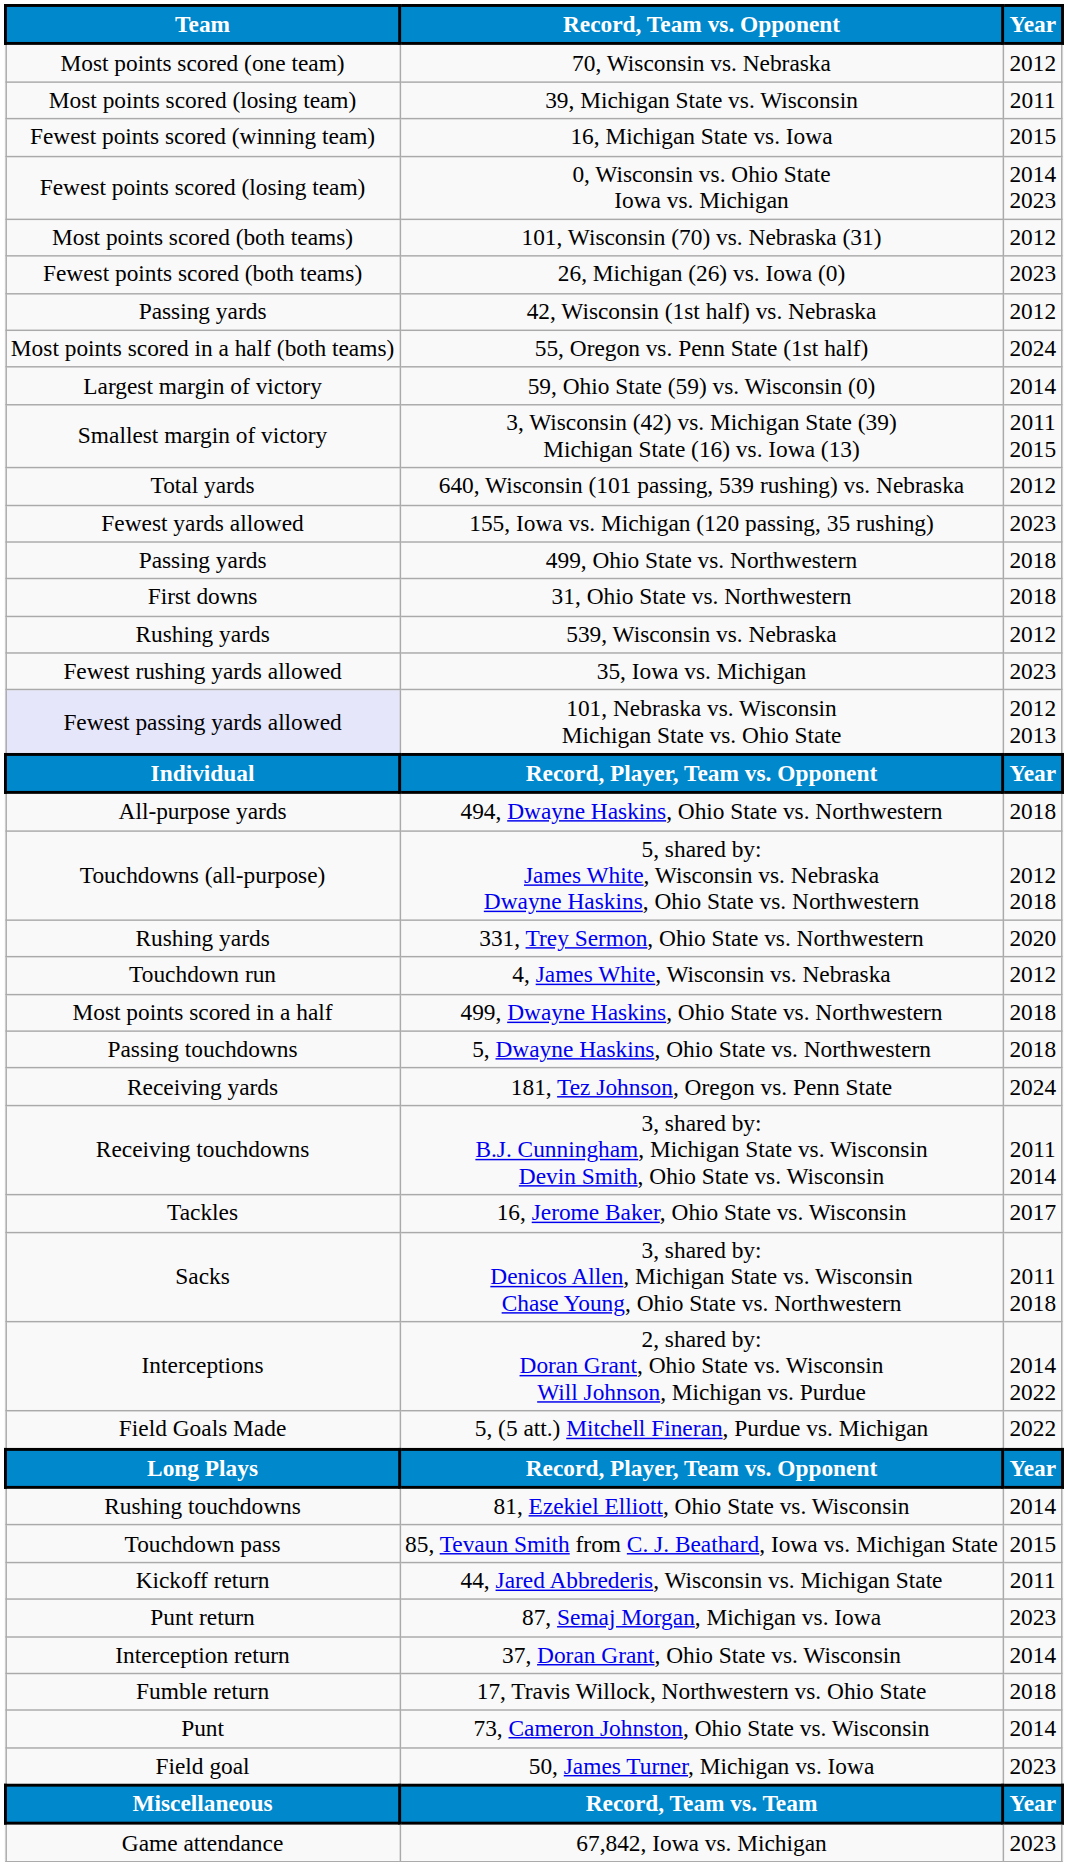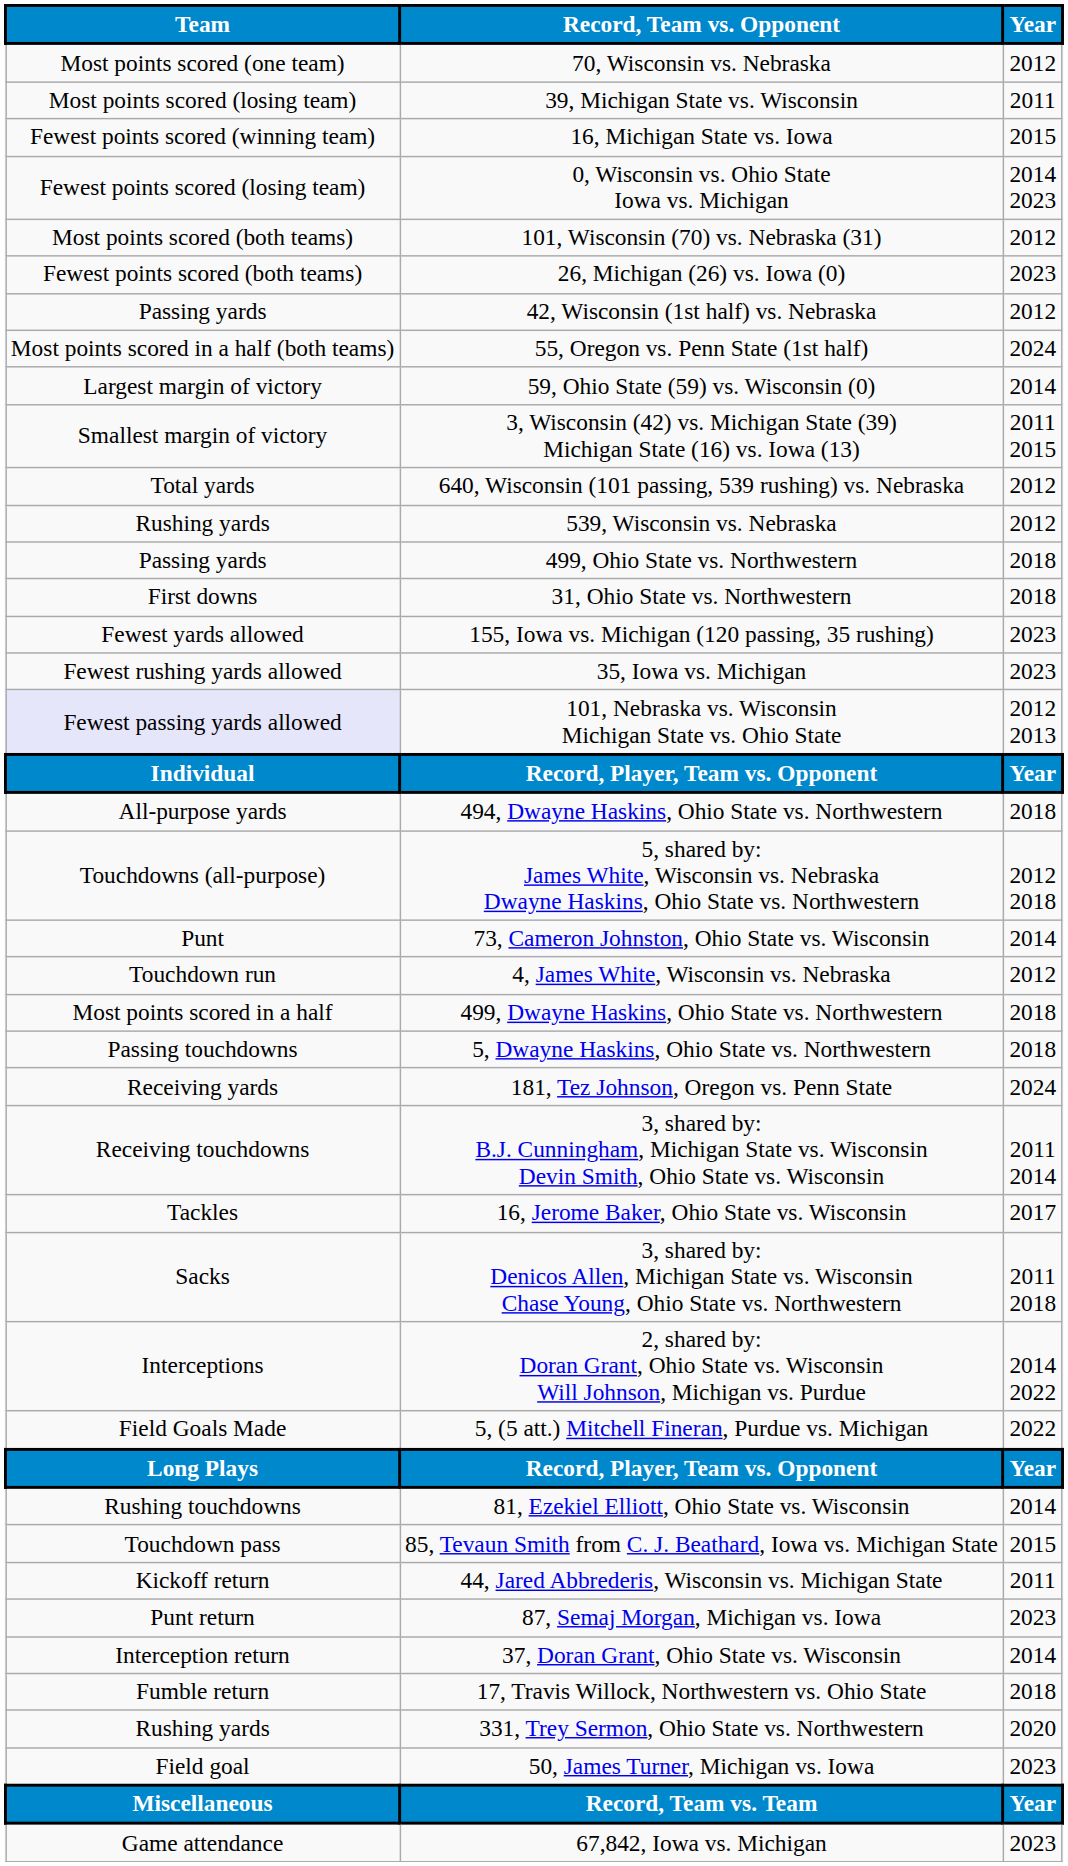rows swapped: (702, 634) <-> (701, 523)
rows swapped: (702, 938) <-> (702, 1728)
